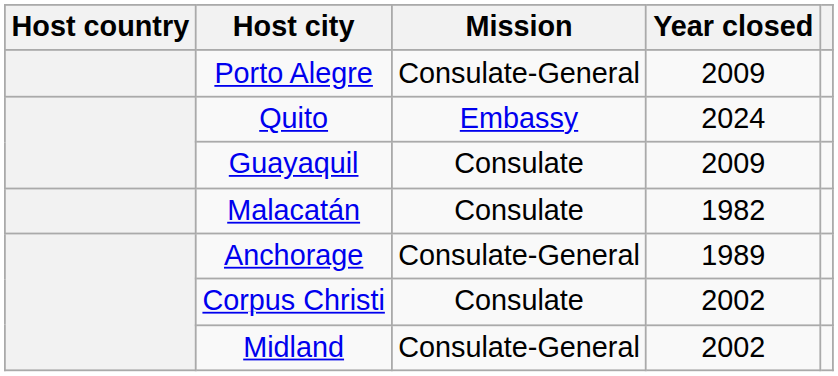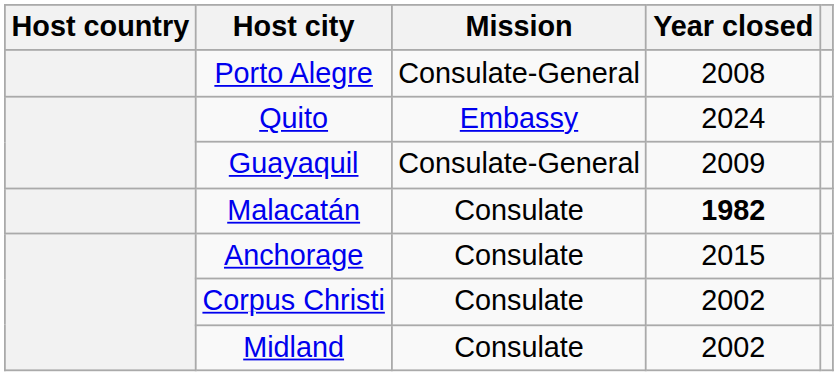(733, 73) 2009 -> (733, 73) 2008
(519, 164) Consulate -> (519, 164) Consulate-General
(733, 210) normal -> (733, 210) bold
(519, 255) Consulate-General -> (519, 255) Consulate
(733, 255) 1989 -> (733, 255) 2015
(519, 347) Consulate-General -> (519, 347) Consulate
